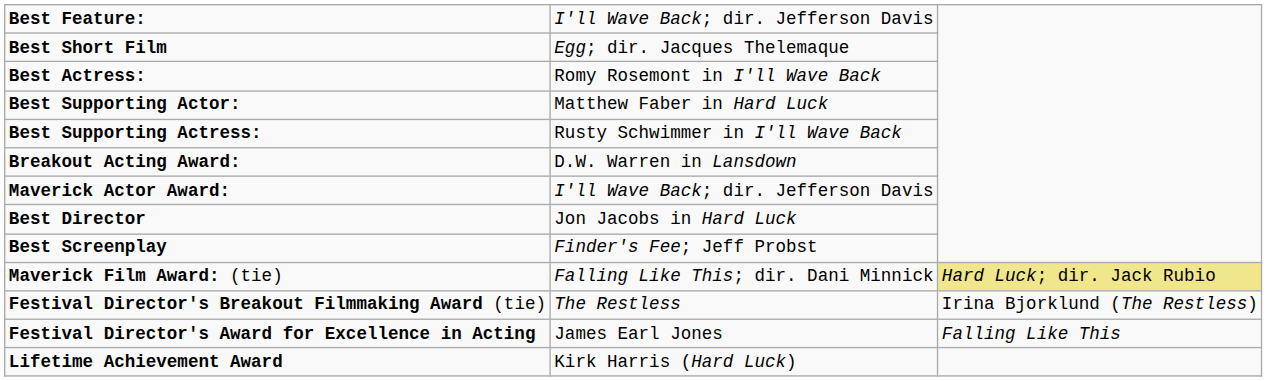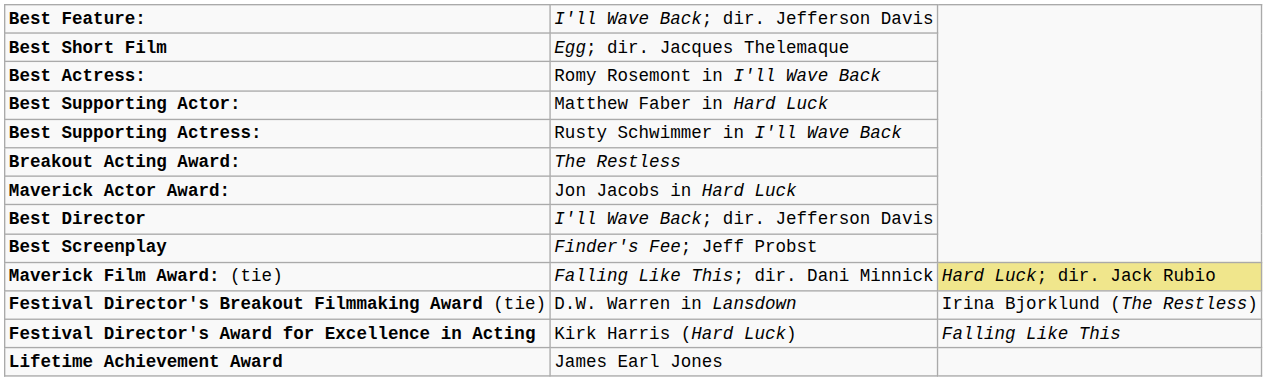(675, 162) D.W. Warren in Lansdown -> (618, 162) The Restless
(744, 191) I'll Wave Back; dir. Jefferson Davis -> (675, 191) Jon Jacobs in Hard Luck
(675, 219) Jon Jacobs in Hard Luck -> (744, 219) I'll Wave Back; dir. Jefferson Davis
(618, 305) The Restless -> (675, 305) D.W. Warren in Lansdown
(639, 334) James Earl Jones -> (675, 334) Kirk Harris (Hard Luck)
(675, 362) Kirk Harris (Hard Luck) -> (639, 362) James Earl Jones
